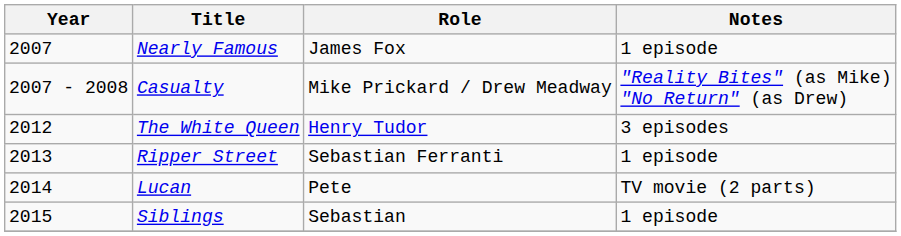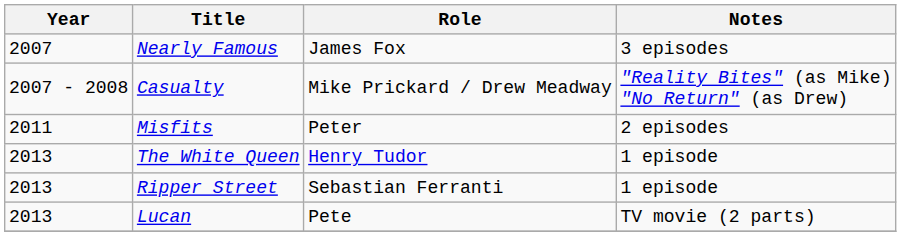(669, 49) 1 episode -> (675, 49) 3 episodes
+ row: (175, 129)
(31, 129) 2012 -> (31, 158) 2013
(675, 129) 3 episodes -> (669, 158) 1 episode
(31, 188) 2014 -> (31, 217) 2013
- row: (180, 217)
